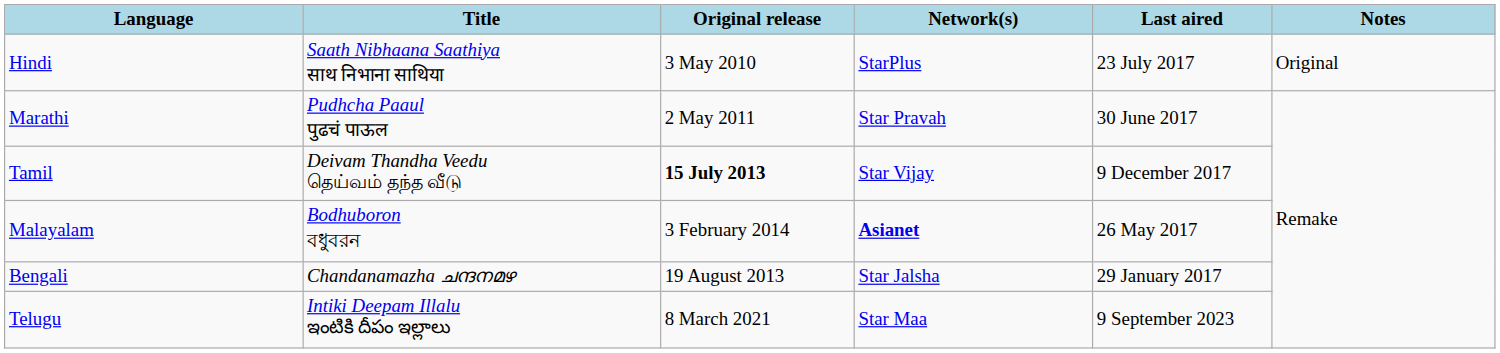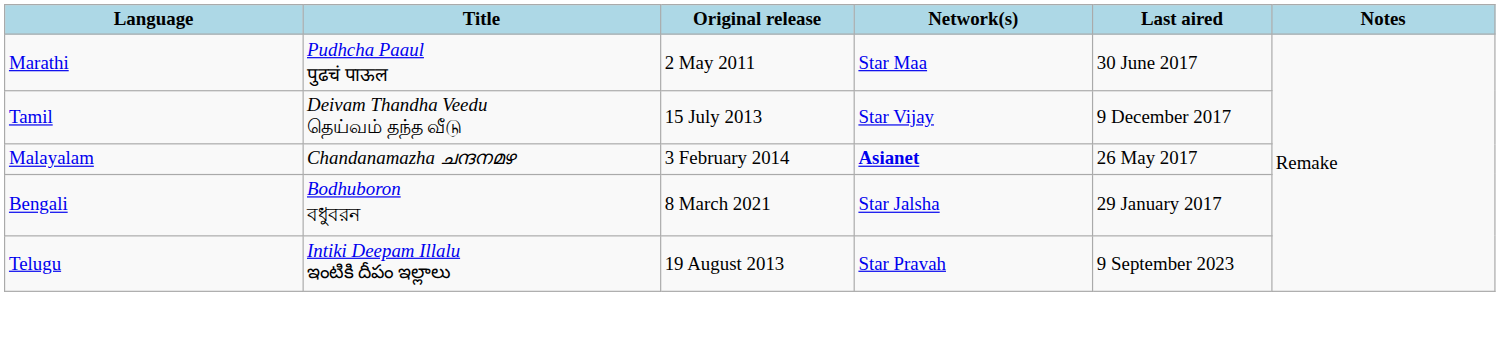- row: (30, 62)
(902, 118) Star Pravah -> (893, 62) Star Maa
(715, 173) bold -> (713, 117) normal
(354, 227) Bodhuboron বধুবরন -> (411, 158) Chandanamazha ചന്ദനമഴ
(411, 276) Chandanamazha ചന്ദനമഴ -> (354, 201) Bodhuboron বধুবরন
(724, 276) 19 August 2013 -> (718, 204) 8 March 2021
(718, 319) 8 March 2021 -> (724, 263) 19 August 2013
(893, 319) Star Maa -> (902, 263) Star Pravah
